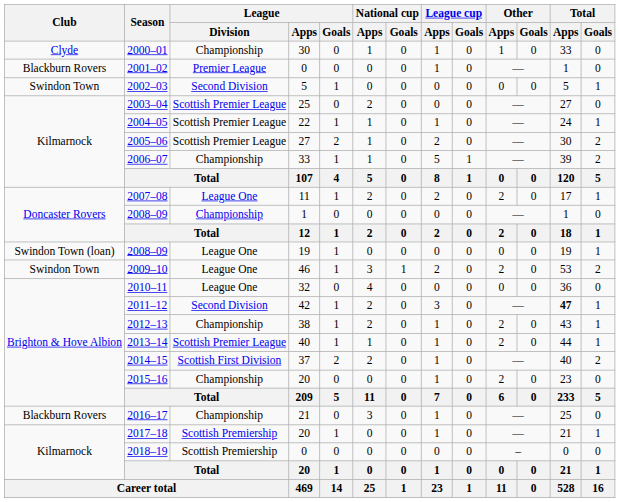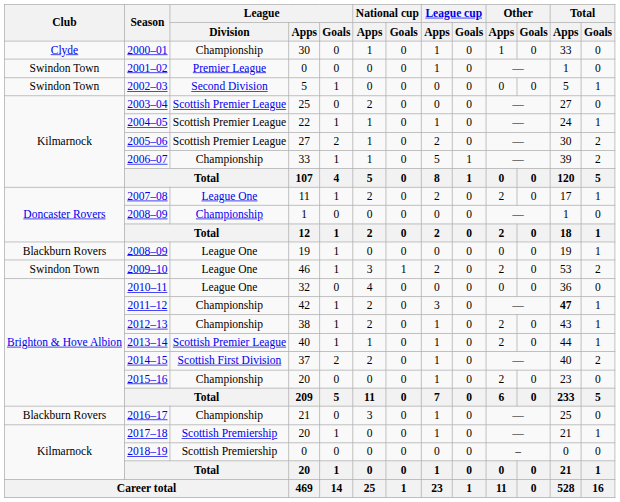(64, 68) Blackburn Rovers -> (64, 68) Swindon Town
(64, 251) Swindon Town (loan) -> (64, 251) Blackburn Rovers
(229, 305) Second Division -> (229, 305) Championship
